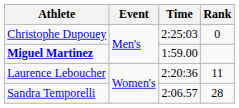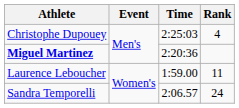(217, 34) 0 -> (217, 34) 4
(180, 54) 1:59.00 -> (180, 54) 2:20:36
(180, 73) 2:20:36 -> (180, 73) 1:59.00
(217, 93) 28 -> (217, 93) 24
